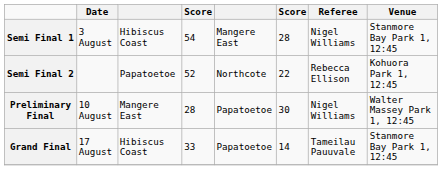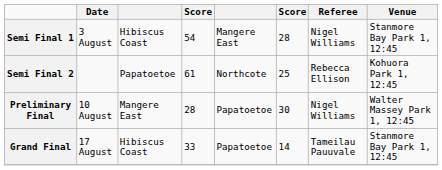(190, 74) 52 -> (190, 74) 61
(284, 74) 22 -> (284, 74) 25
